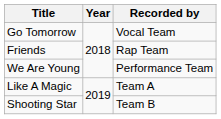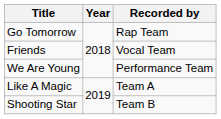(146, 31) Vocal Team -> (142, 31) Rap Team
(142, 50) Rap Team -> (146, 50) Vocal Team
